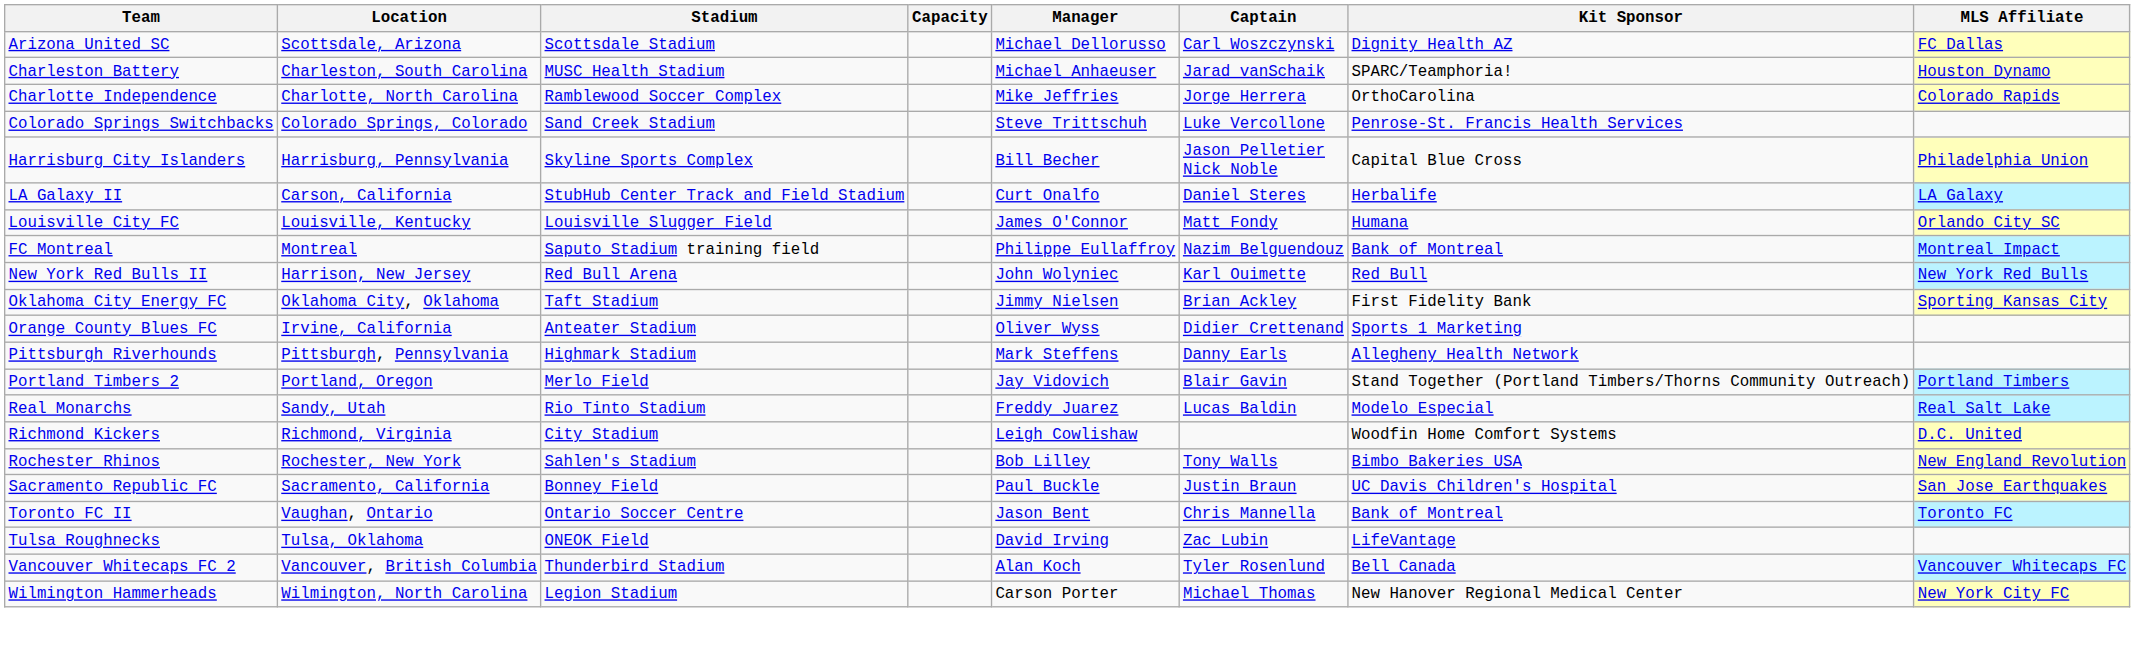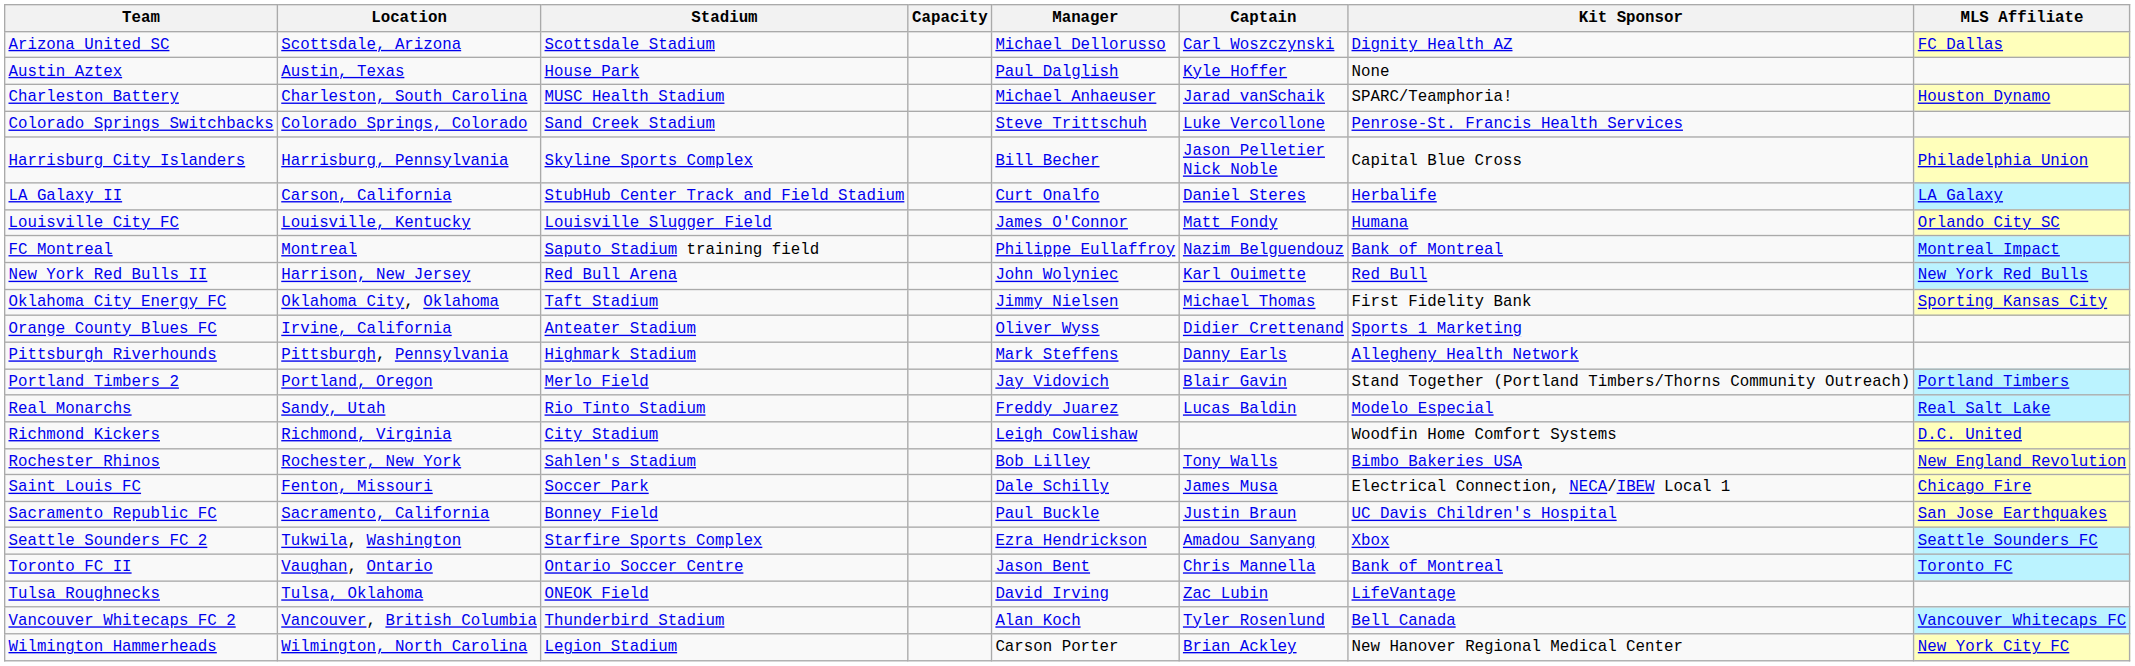+ row: (65, 71)
- row: (113, 97)
(1240, 302) Brian Ackley -> (1249, 302) Michael Thomas
+ row: (75, 488)
+ row: (108, 541)
(1249, 594) Michael Thomas -> (1240, 647) Brian Ackley
